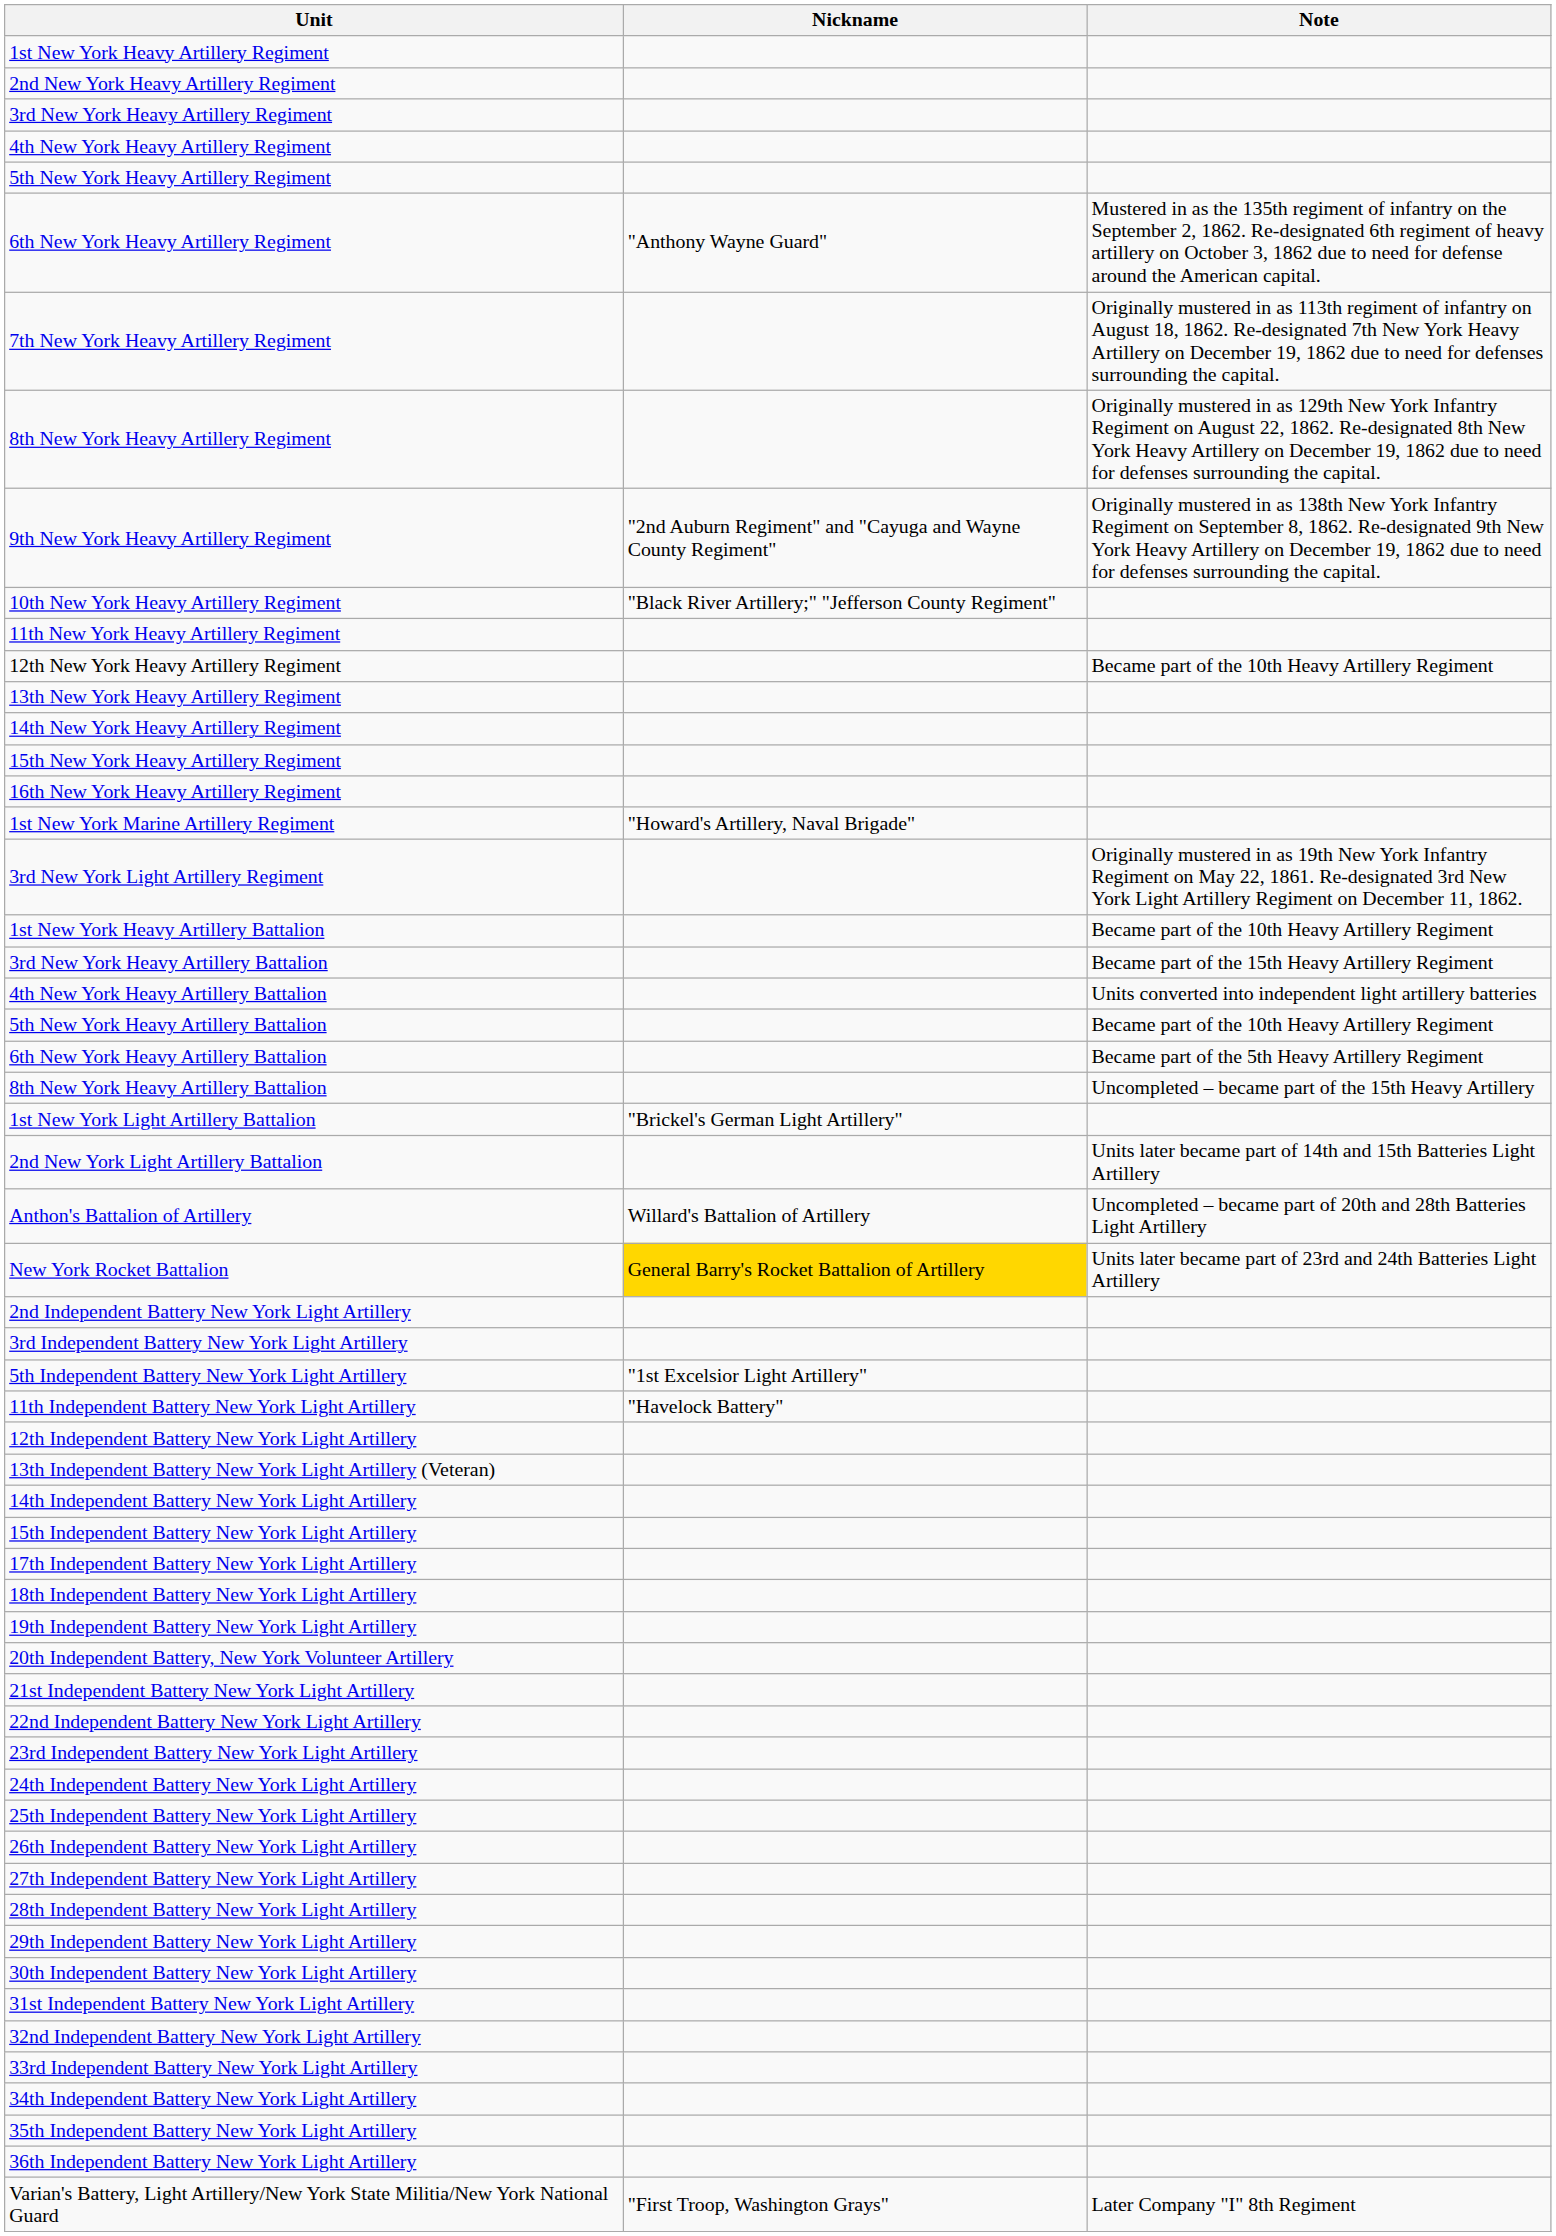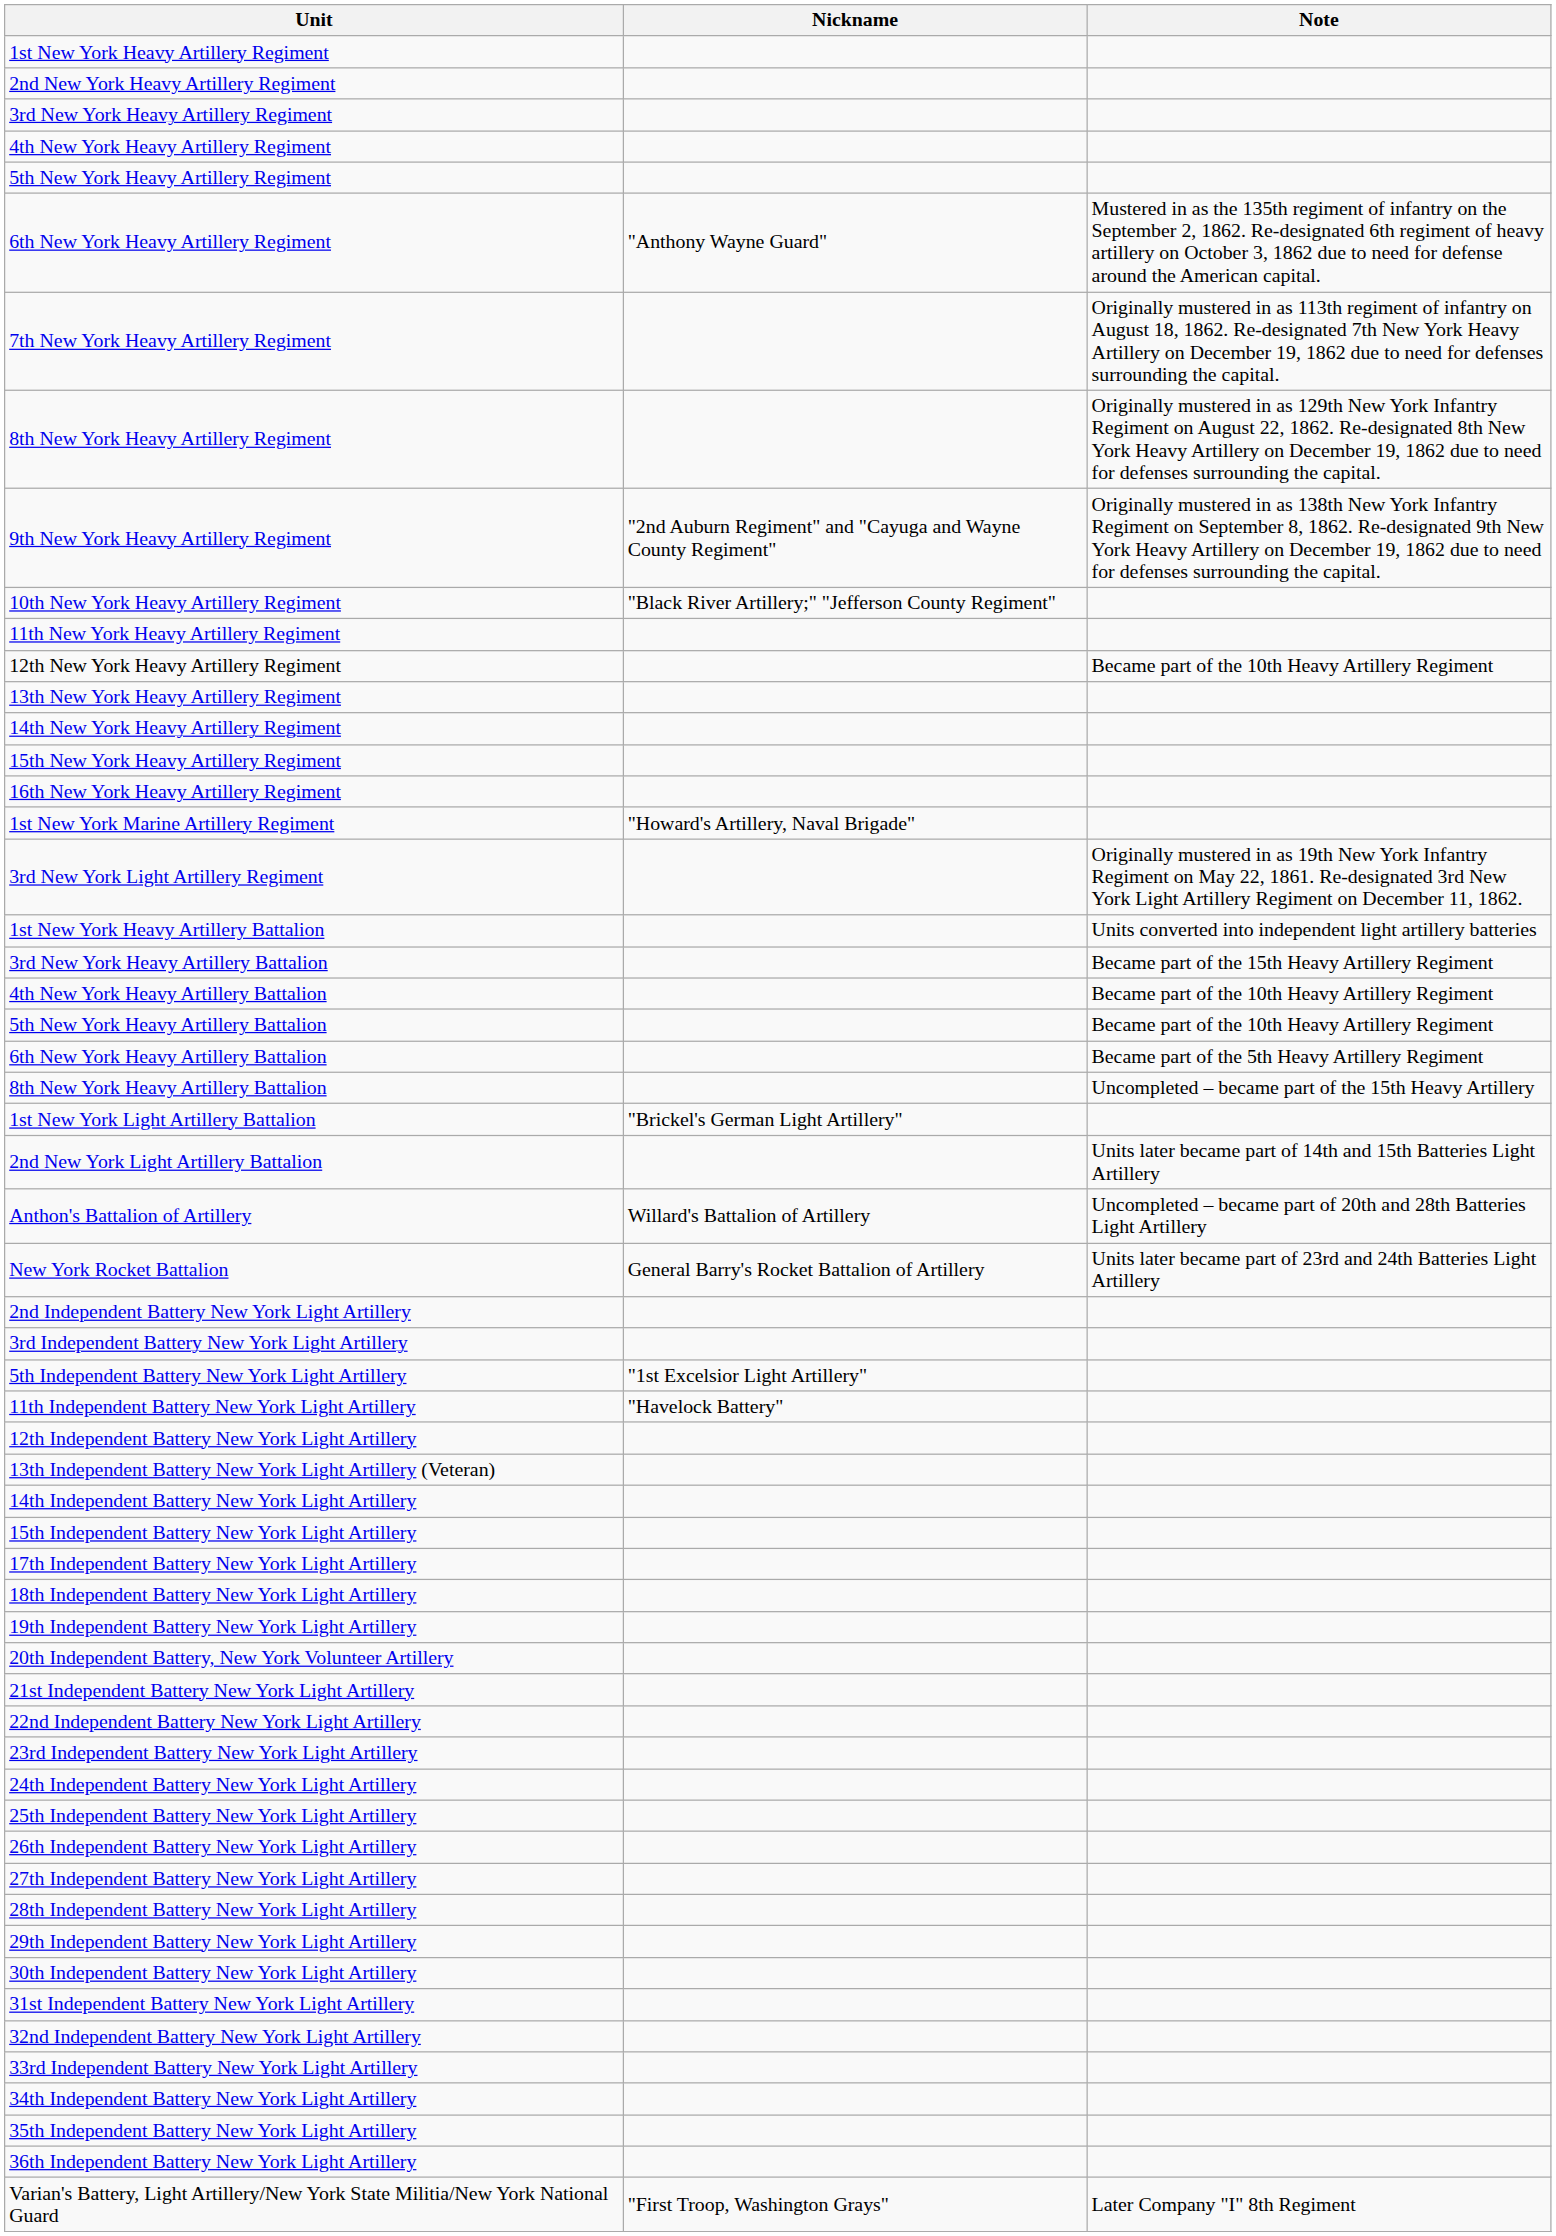(1292, 930) Became part of the 10th Heavy Artillery Regiment -> (1314, 930) Units converted into independent light artillery batteries
(1314, 993) Units converted into independent light artillery batteries -> (1292, 993) Became part of the 10th Heavy Artillery Regiment
(806, 1269) gold background -> (806, 1269) no background
